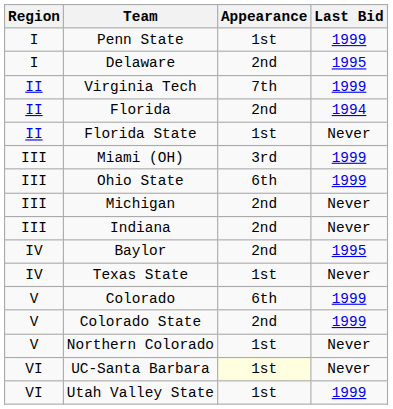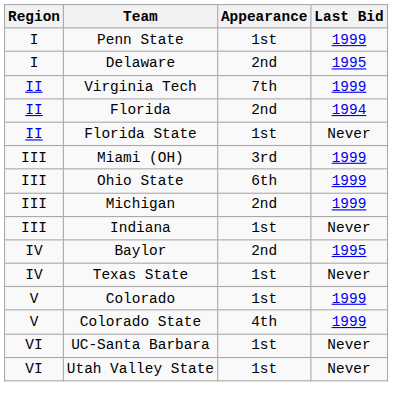(349, 204) Never -> (349, 204) 1999
(264, 228) 2nd -> (264, 228) 1st
(264, 299) 6th -> (264, 299) 1st
(264, 322) 2nd -> (264, 322) 4th
- row: (140, 346)
(264, 369) lightyellow background -> (264, 346) no background
(349, 393) 1999 -> (349, 369) Never
